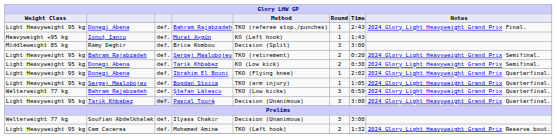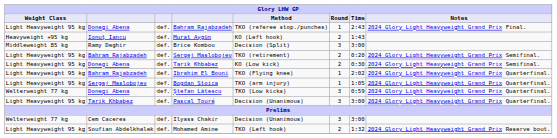(339, 37) 1 -> (339, 37) 2
(109, 74) Donegi Abena -> (117, 74) Bahram Rajabzadeh
(117, 92) Bahram Rajabzadeh -> (109, 92) Donegi Abena
(163, 101) lavender background -> (163, 101) no background
(121, 120) Soufian Abdelkhalek -> (107, 120) Cem Caceres
(107, 129) Cem Caceres -> (121, 129) Soufian Abdelkhalek
